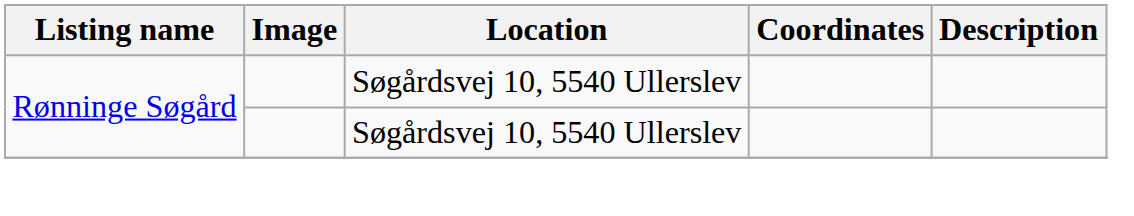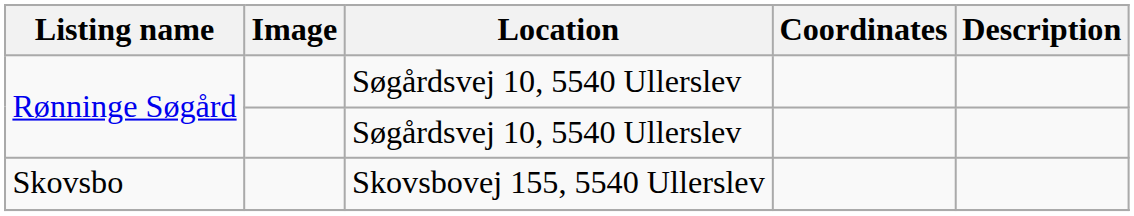+ row: (68, 183)
